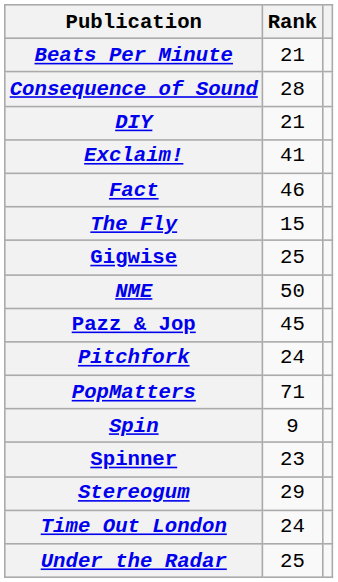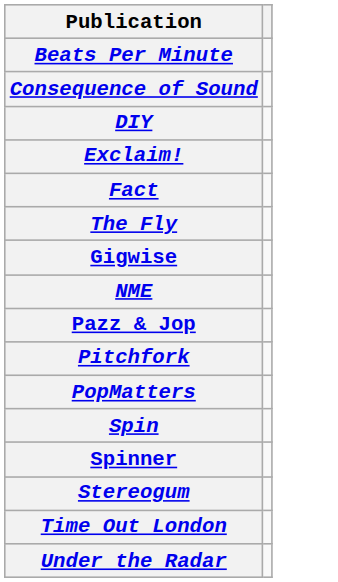- column: (292, 22)
